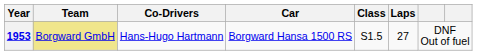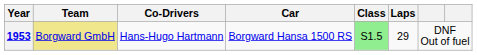(371, 36) no background -> (371, 36) lightgreen background
(403, 36) 27 -> (403, 36) 29
